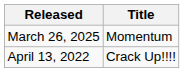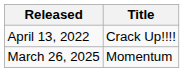rows swapped: (48, 57) <-> (54, 36)
